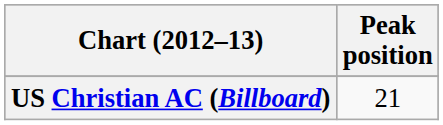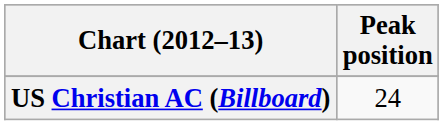(388, 97) 21 -> (388, 97) 24
